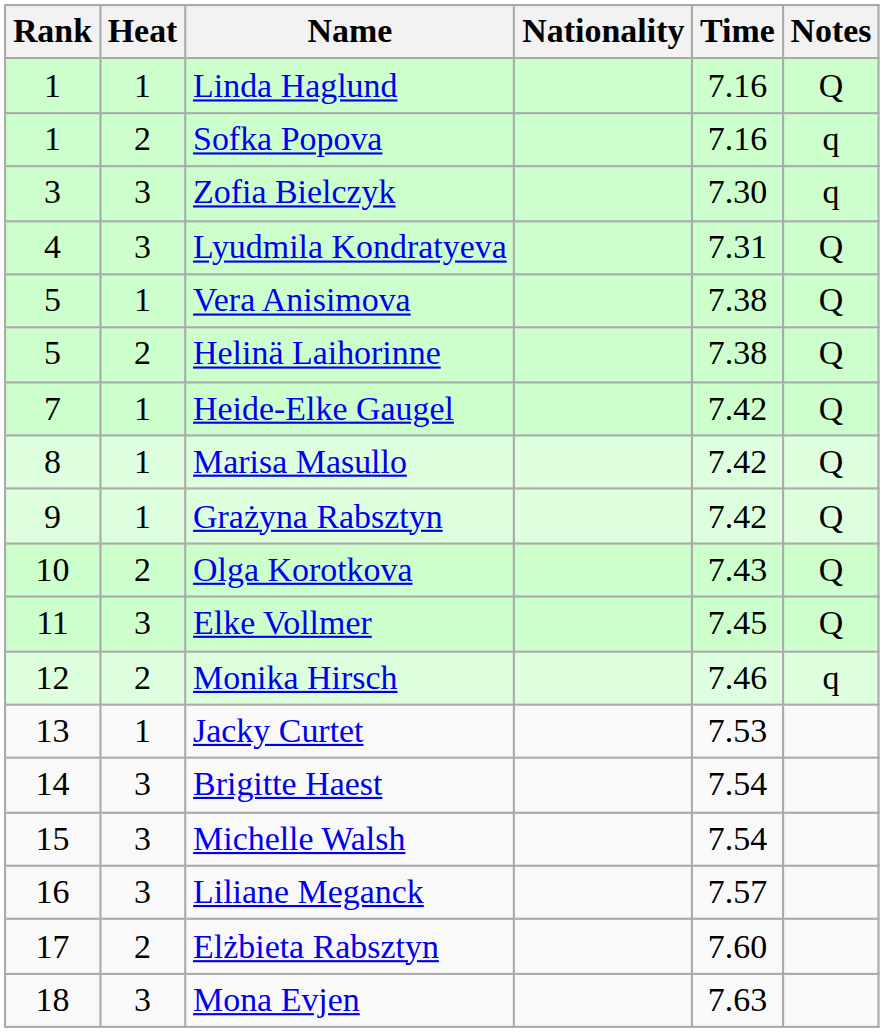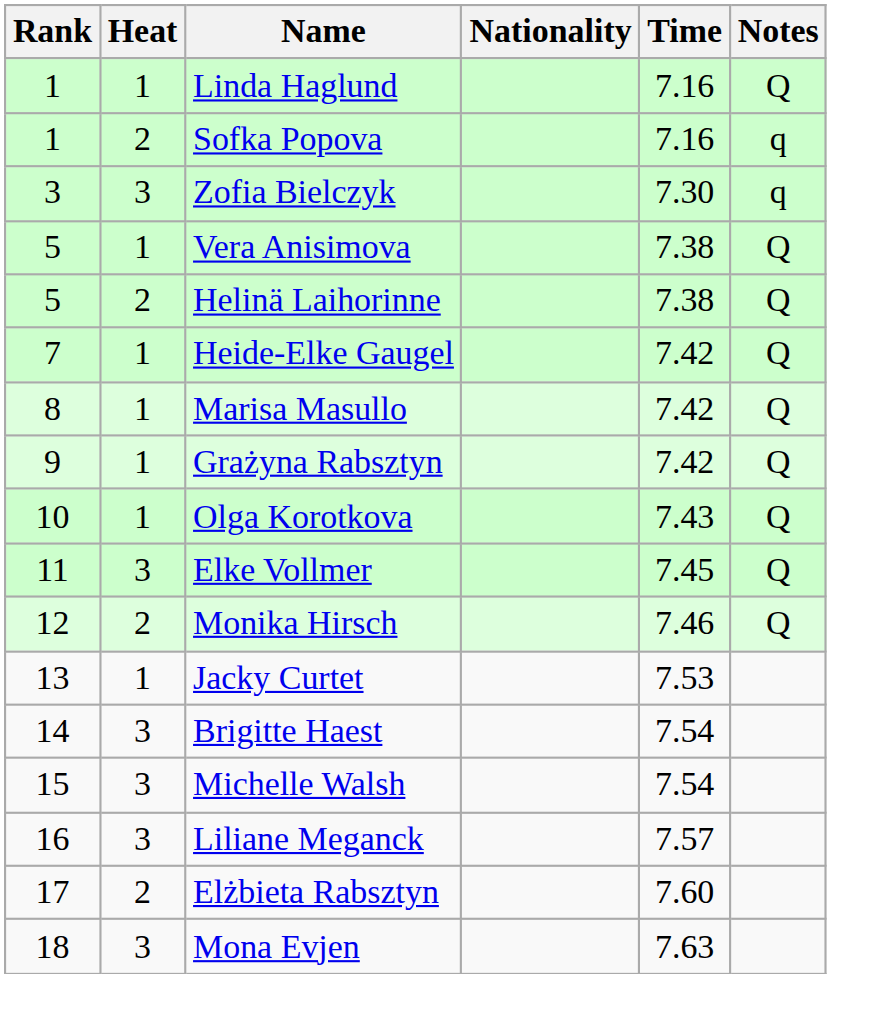- row: (350, 246)
(143, 569) 2 -> (143, 515) 1
(831, 676) q -> (778, 623) Q
